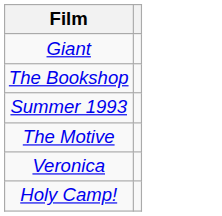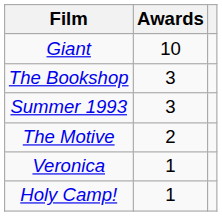+ column: (170, 19)
